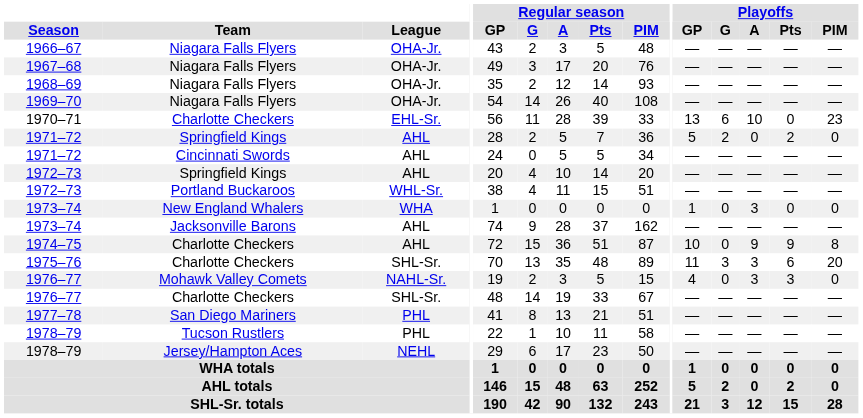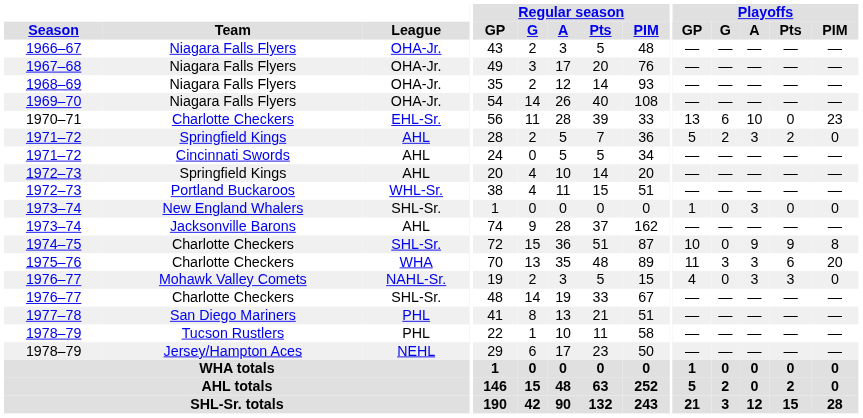(754, 137) 0 -> (754, 137) 3
(416, 208) WHA -> (416, 208) SHL-Sr.
(416, 244) AHL -> (416, 244) SHL-Sr.
(416, 262) SHL-Sr. -> (416, 262) WHA
